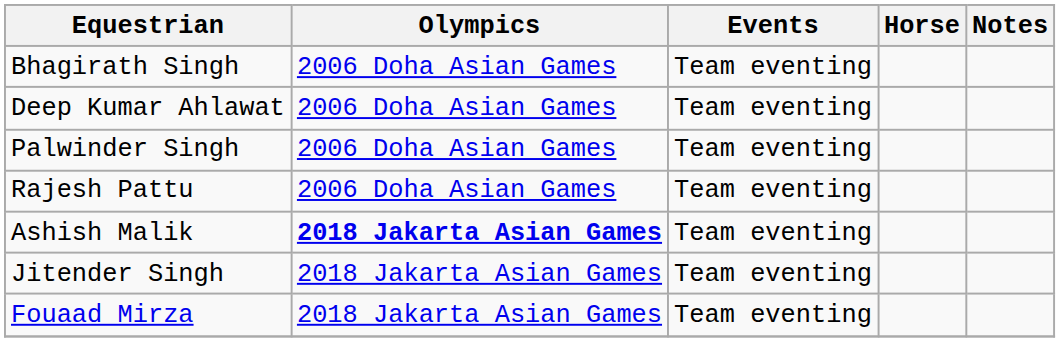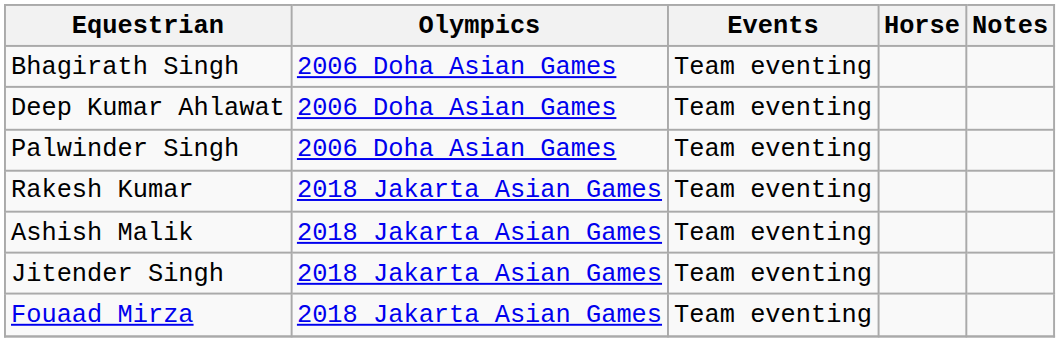- row: (102, 191)
+ row: (102, 191)
(479, 232) bold -> (479, 232) normal
